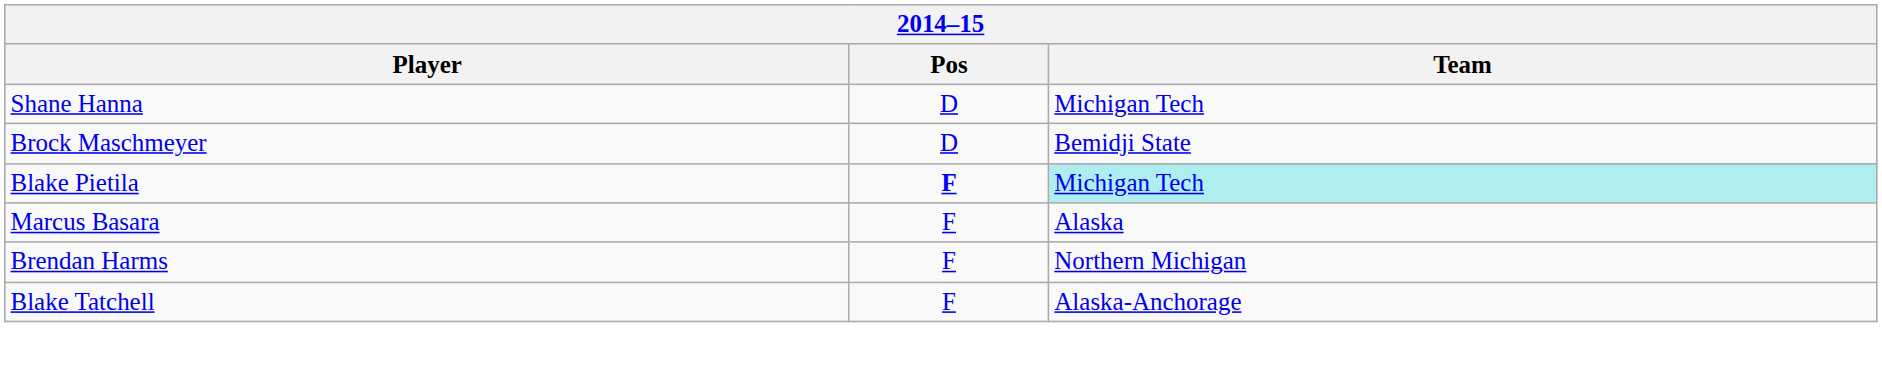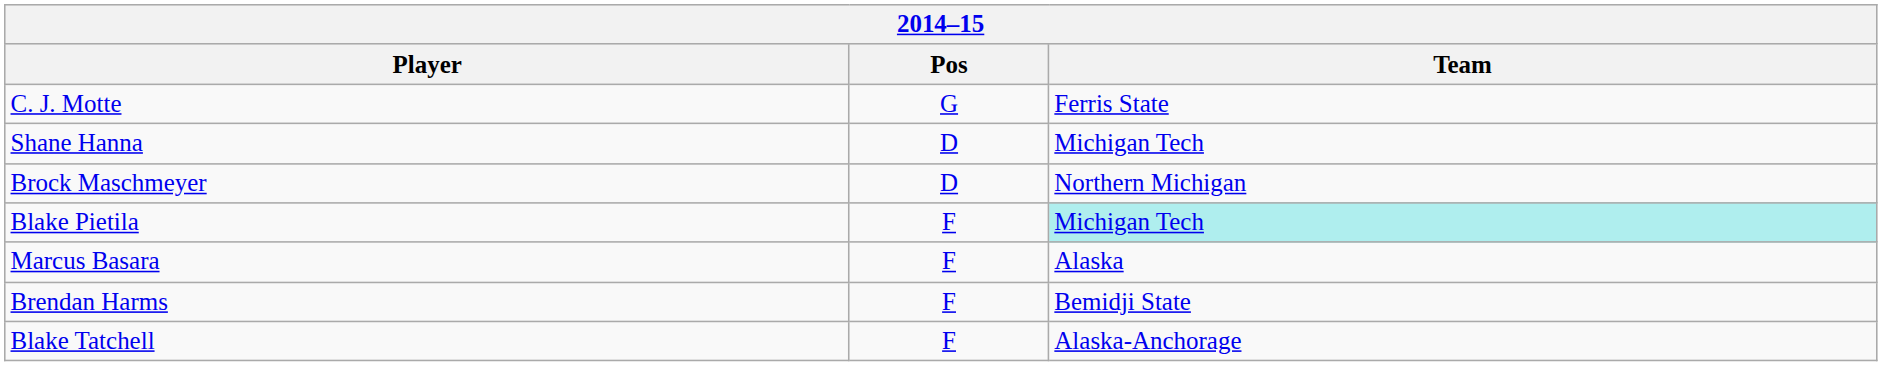+ row: (66, 103)
(1123, 143) Bemidji State -> (1150, 182) Northern Michigan
(949, 182) bold -> (949, 222) normal
(1150, 261) Northern Michigan -> (1123, 301) Bemidji State
